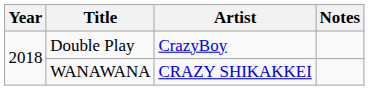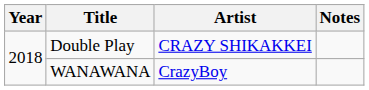(193, 44) CrazyBoy -> (235, 44) CRAZY SHIKAKKEI
(235, 71) CRAZY SHIKAKKEI -> (193, 71) CrazyBoy
